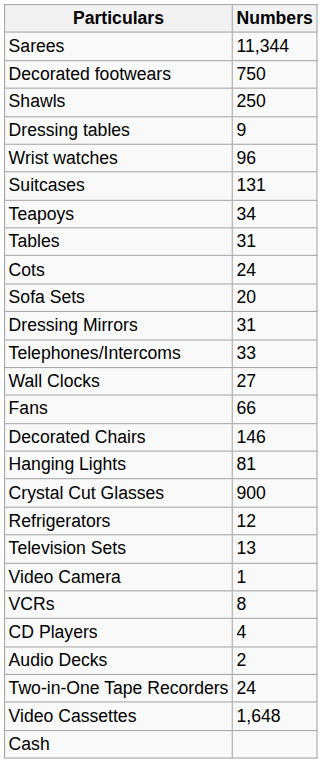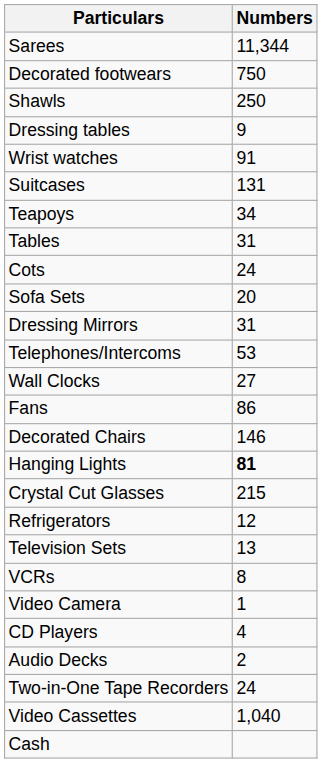(246, 158) 96 -> (246, 158) 91
(246, 353) 33 -> (246, 353) 53
(246, 409) 66 -> (246, 409) 86
(246, 465) normal -> (246, 465) bold
(251, 492) 900 -> (251, 492) 215
rows swapped: (32, 604) <-> (65, 576)
(259, 716) 1,648 -> (259, 716) 1,040
